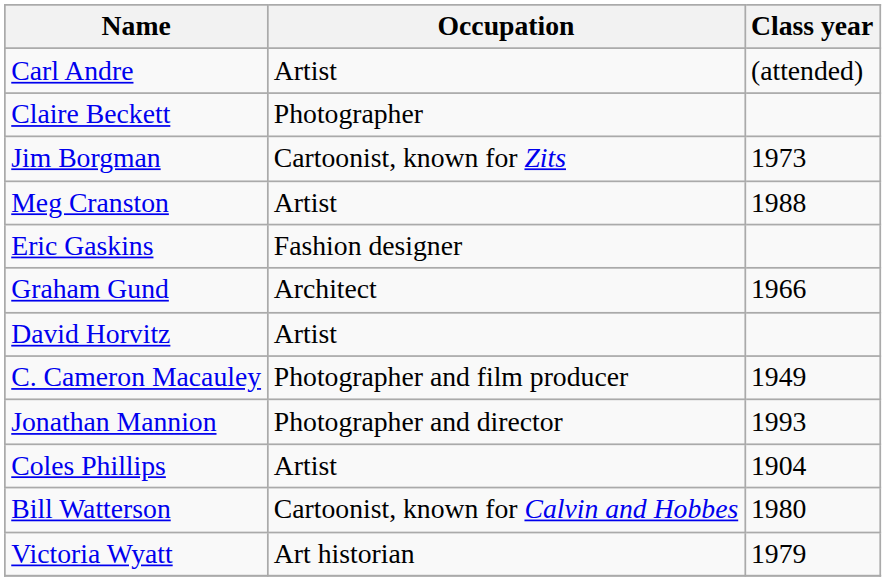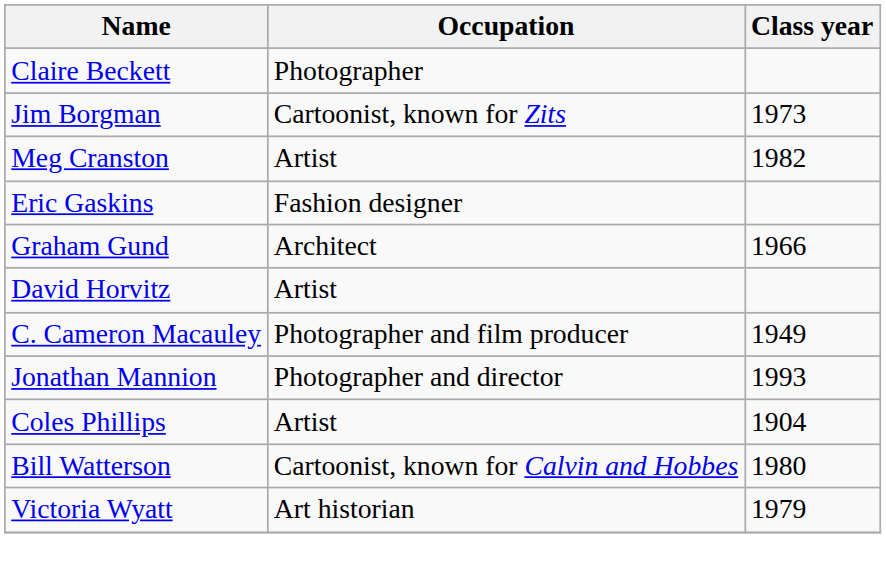- row: (72, 70)
(779, 202) 1988 -> (779, 158) 1982
